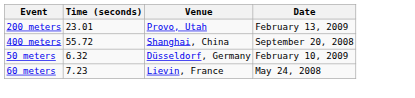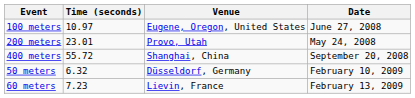+ row: (34, 27)
(302, 27) February 13, 2009 -> (343, 41) May 24, 2008
(288, 71) May 24, 2008 -> (356, 86) February 13, 2009
